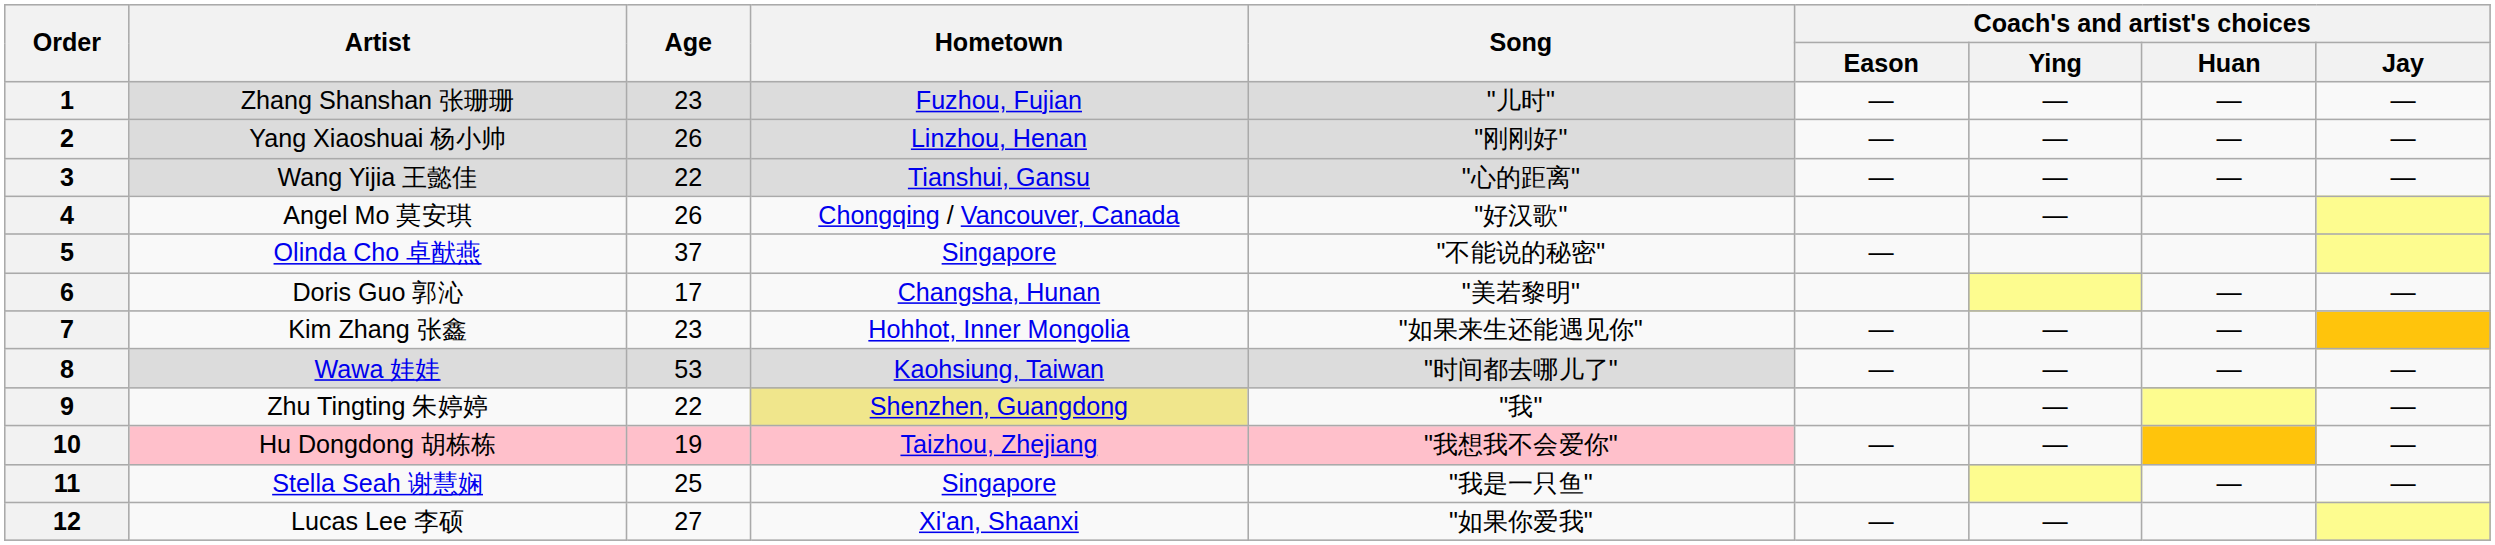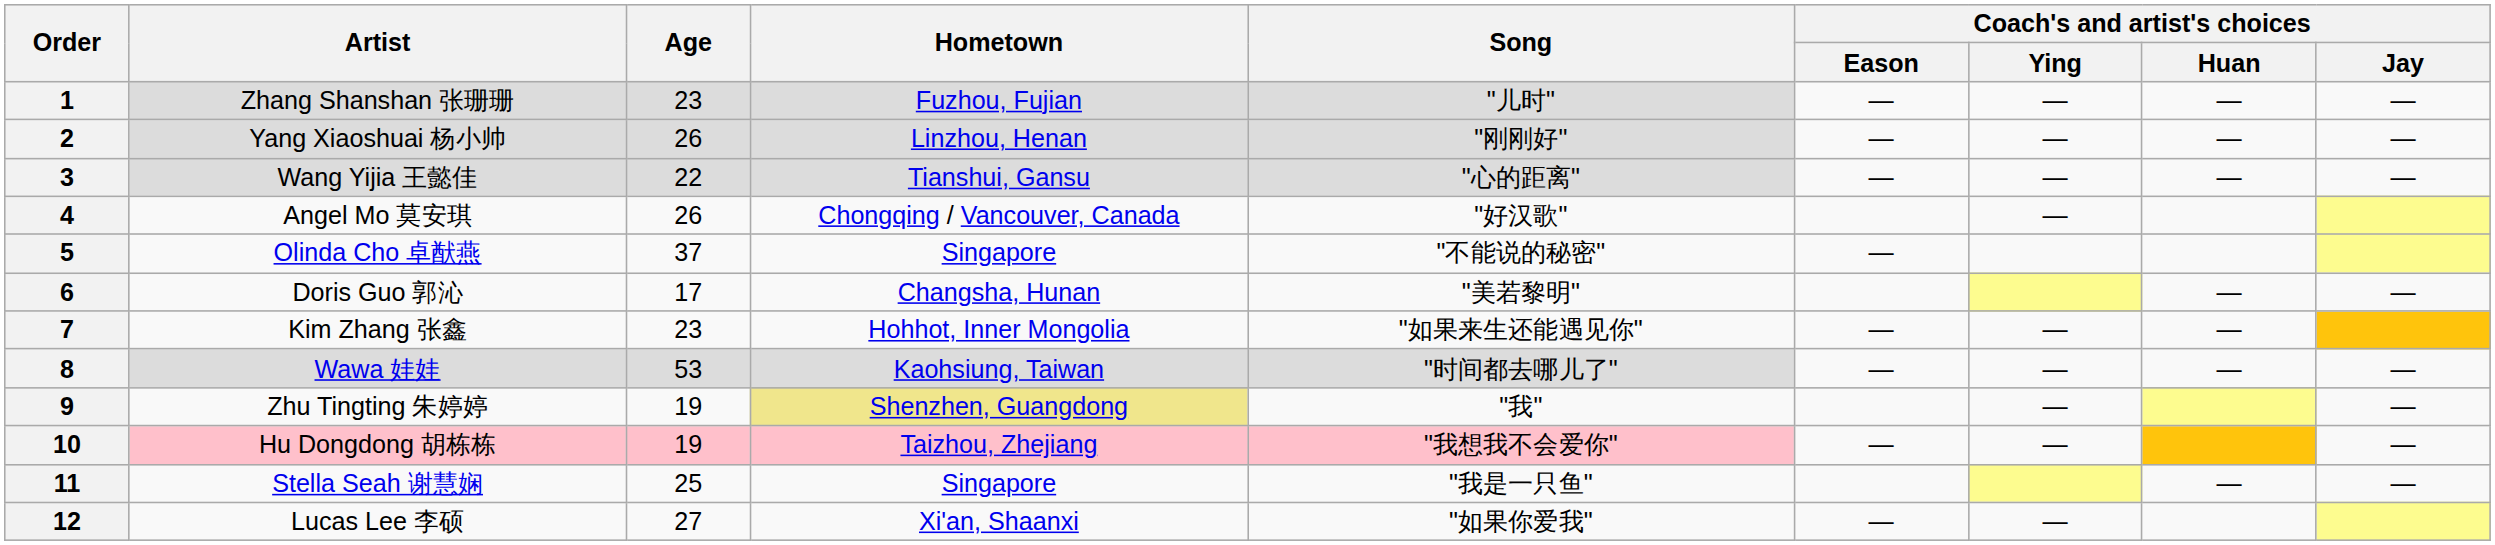(688, 407) 22 -> (688, 407) 19
